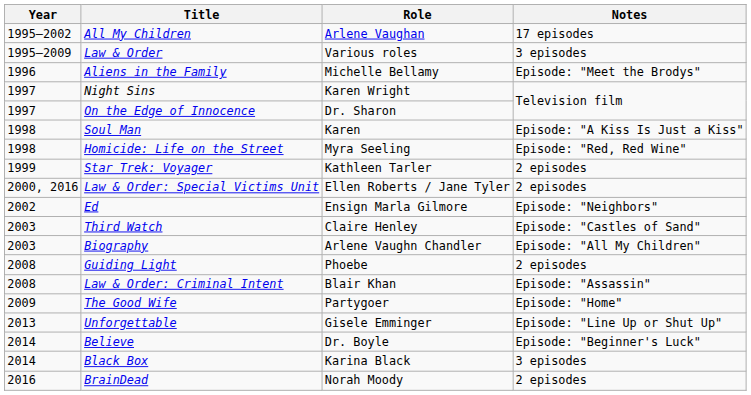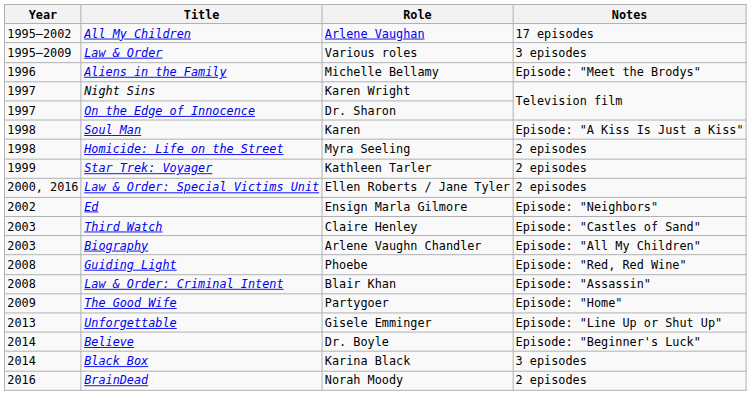(601, 149) Episode: "Red, Red Wine" -> (551, 149) 2 episodes
(551, 265) 2 episodes -> (601, 265) Episode: "Red, Red Wine"
